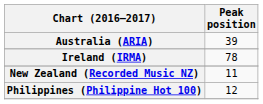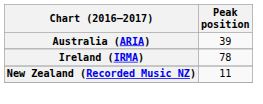- row: (104, 90)
